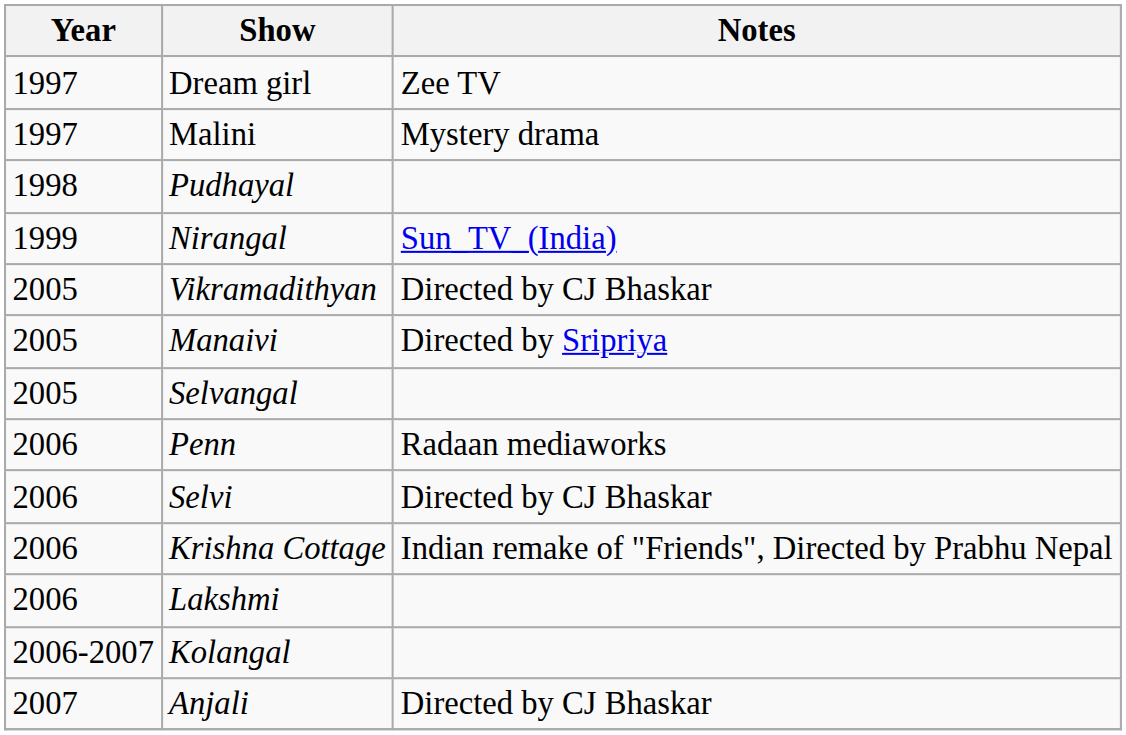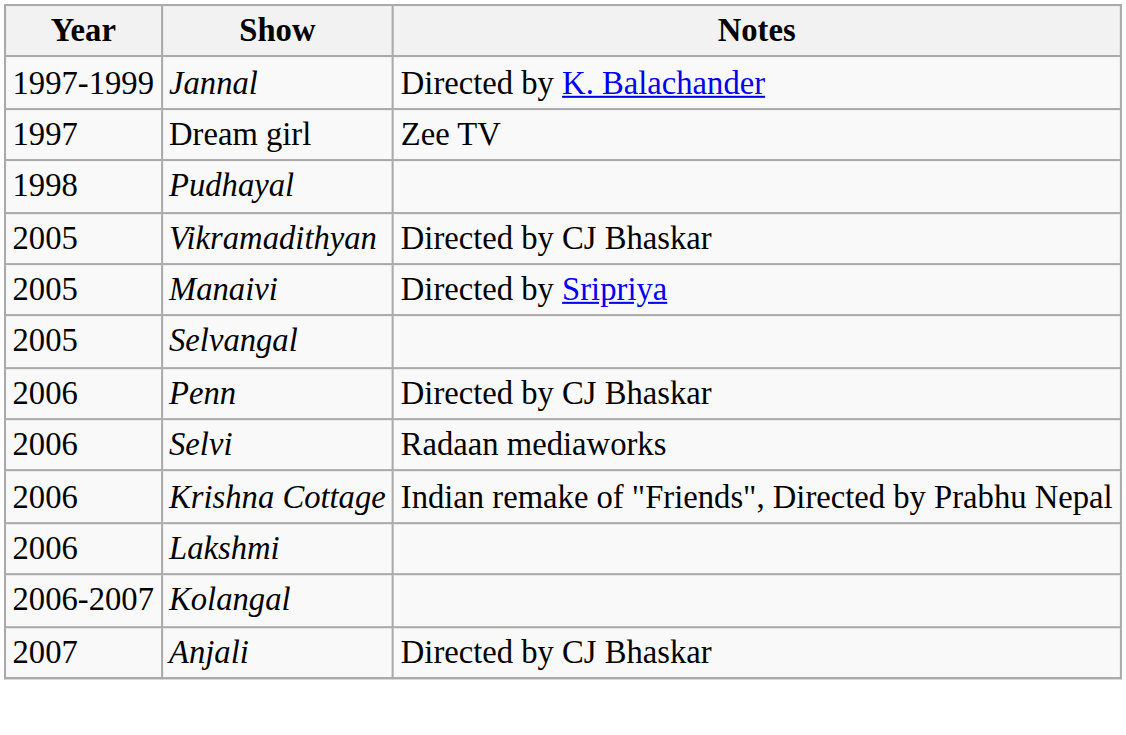+ row: (213, 82)
- row: (213, 133)
- row: (228, 237)
(534, 444) Radaan mediaworks -> (556, 392) Directed by CJ Bhaskar
(556, 496) Directed by CJ Bhaskar -> (534, 444) Radaan mediaworks
